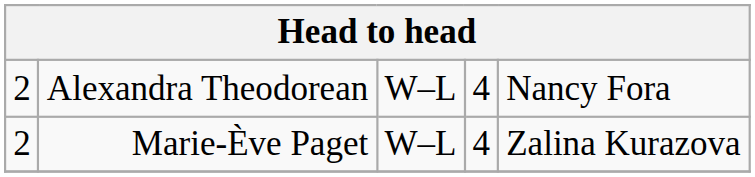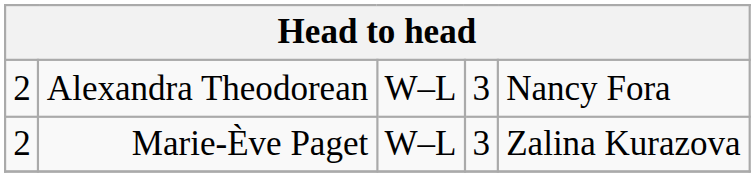(481, 87) 4 -> (481, 87) 3
(481, 143) 4 -> (481, 143) 3
